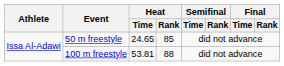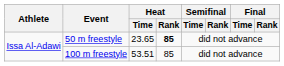(143, 40) 24.65 -> (143, 40) 23.65
(169, 40) normal -> (169, 40) bold
(143, 54) 53.81 -> (143, 54) 53.51
(169, 54) 88 -> (169, 54) 85
